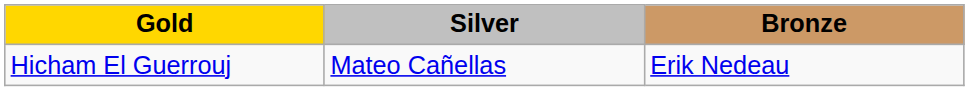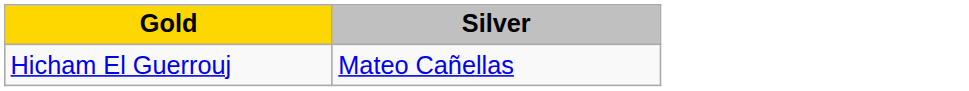- column: (804, 24)
